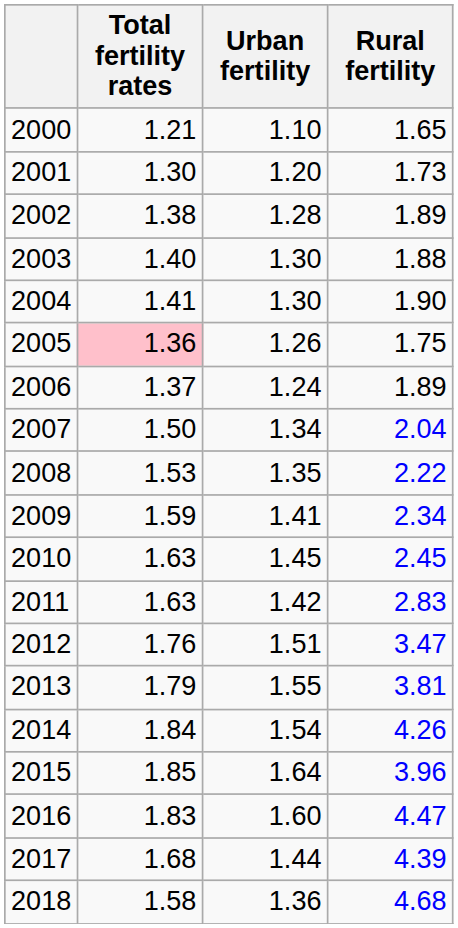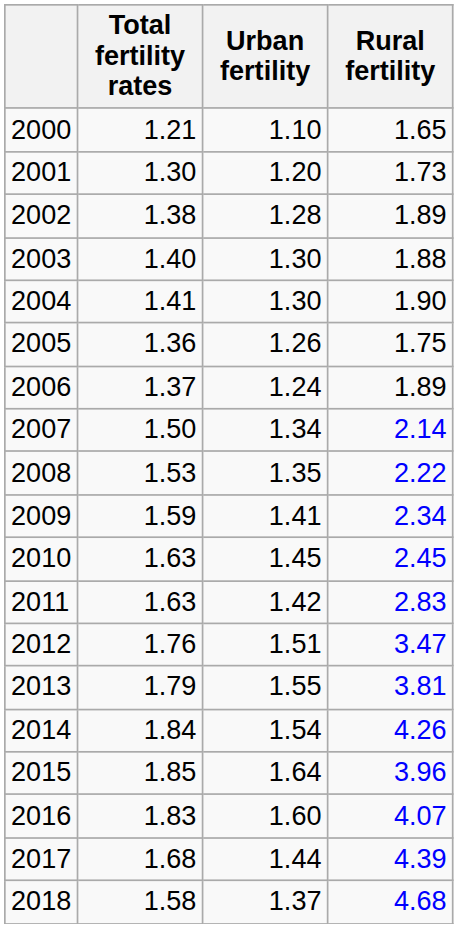(170, 344) pink background -> (170, 344) no background
(420, 429) 2.04 -> (420, 429) 2.14
(420, 815) 4.47 -> (420, 815) 4.07
(295, 901) 1.36 -> (295, 901) 1.37
